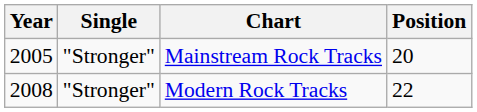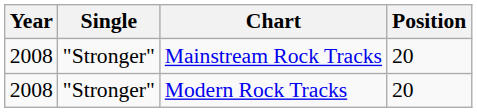(31, 55) 2005 -> (31, 55) 2008
(403, 90) 22 -> (403, 90) 20
